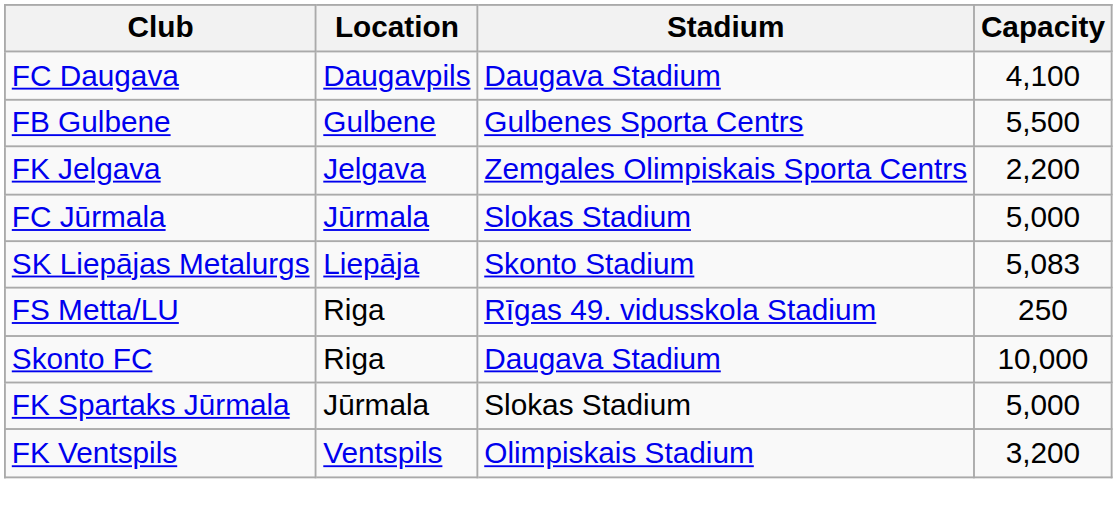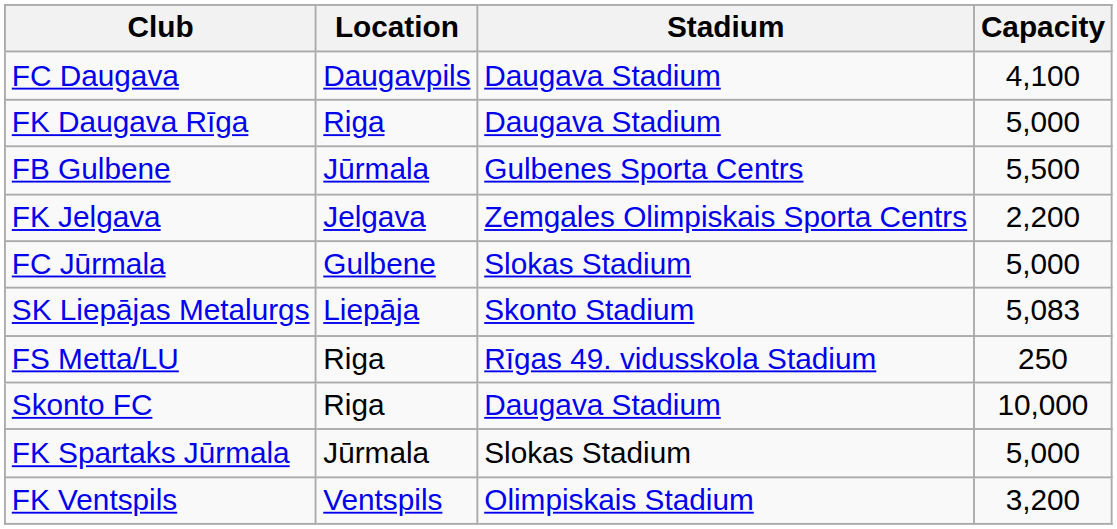+ row: (130, 122)
(380, 122) Gulbene -> (376, 169) Jūrmala
(376, 216) Jūrmala -> (380, 264) Gulbene
